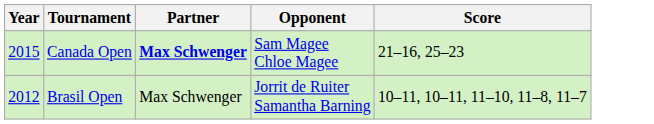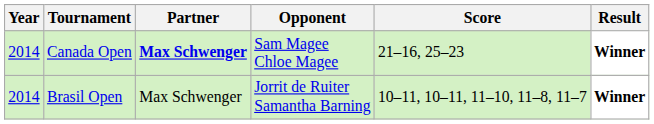+ column: (620, 17)
(24, 52) 2015 -> (24, 52) 2014
(24, 97) 2012 -> (24, 97) 2014
